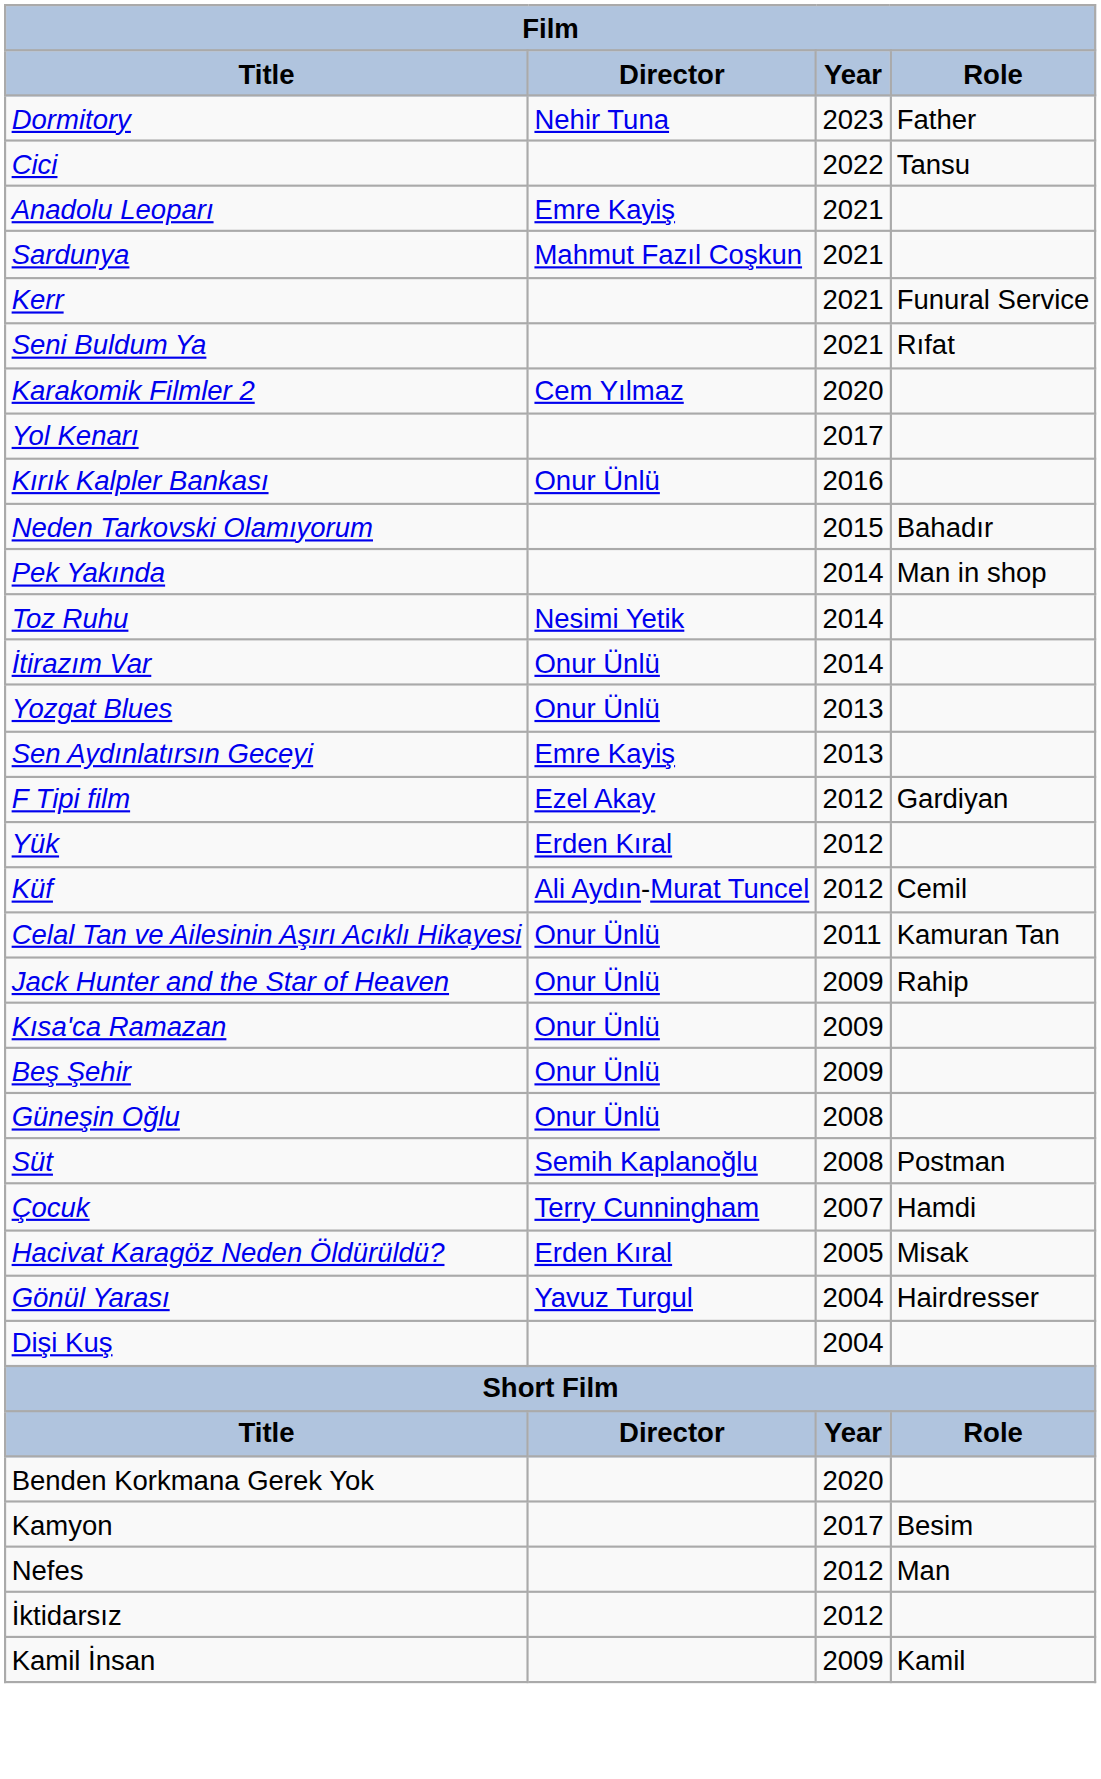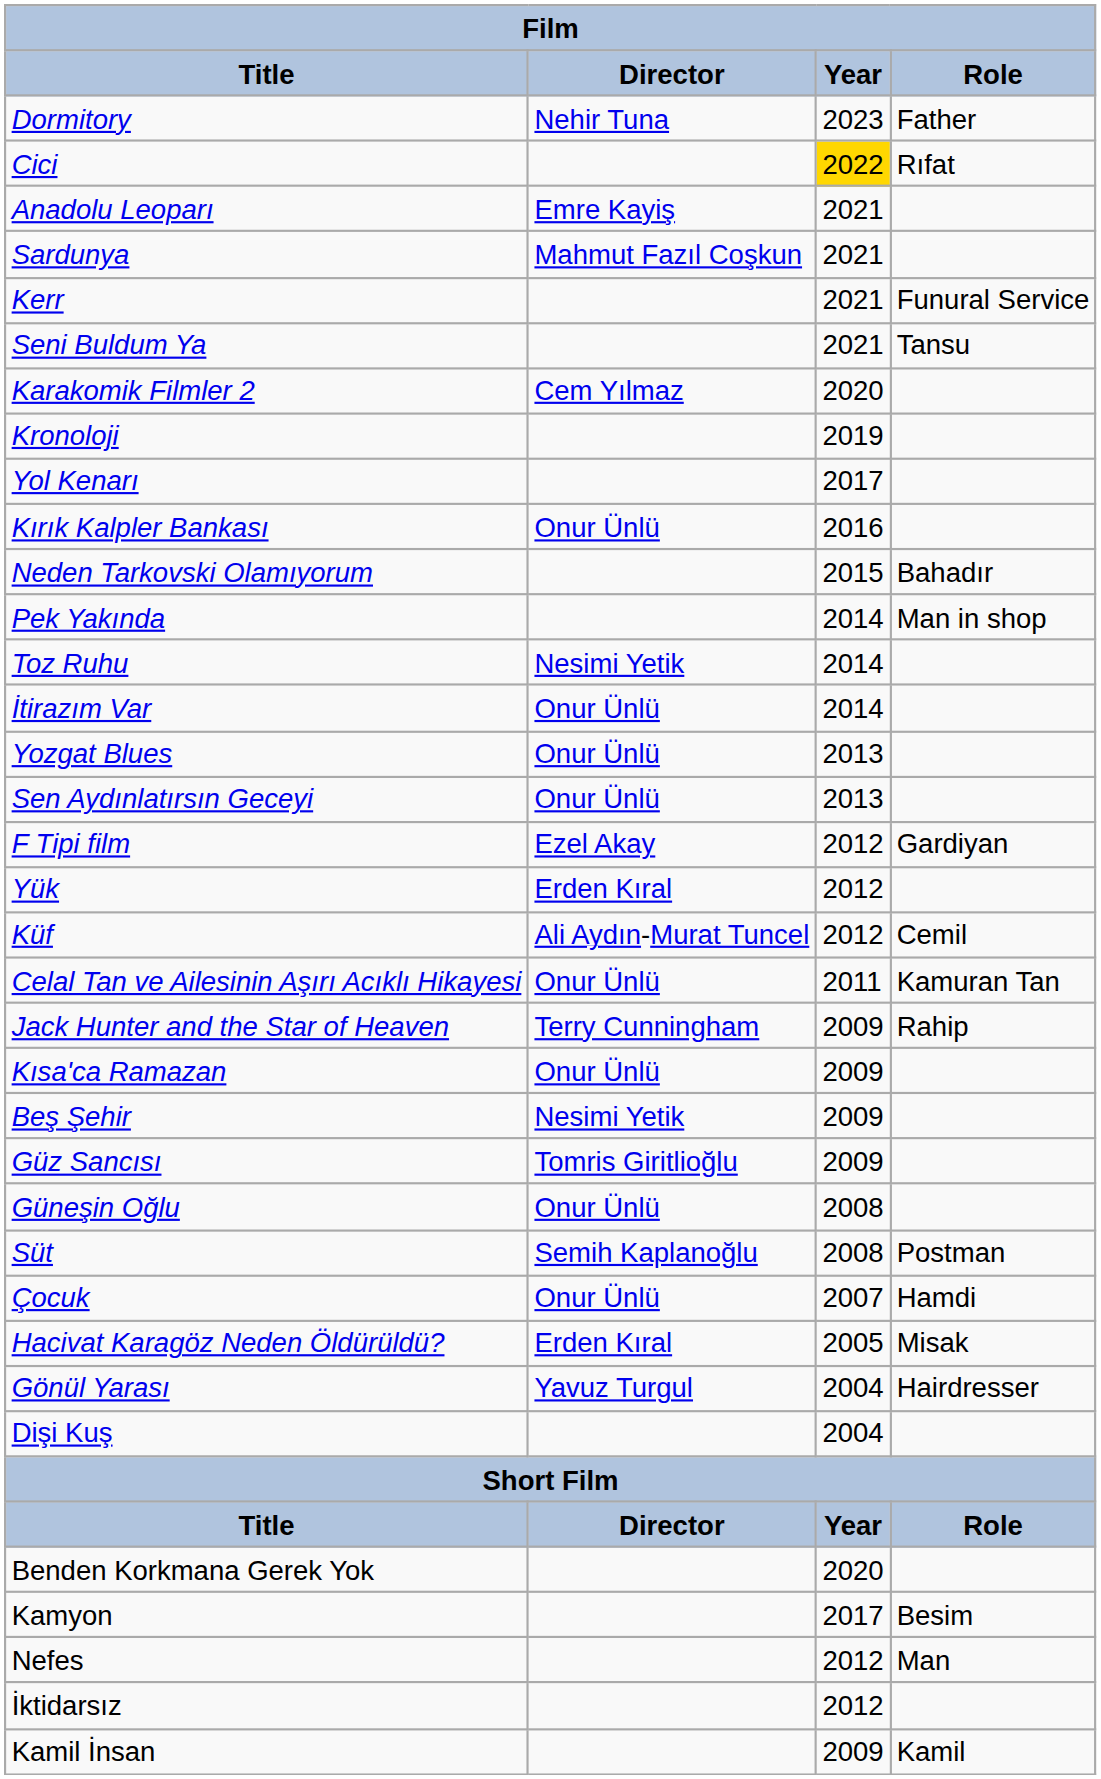(853, 164) no background -> (853, 164) gold background
(933, 164) Tansu -> (926, 164) Rıfat
(926, 345) Rıfat -> (933, 345) Tansu
+ row: (65, 436)
(605, 753) Emre Kayiş -> (597, 799) Onur Ünlü
(597, 980) Onur Ünlü -> (647, 1025) Terry Cunningham
(597, 1071) Onur Ünlü -> (609, 1116) Nesimi Yetik
+ row: (87, 1161)
(647, 1207) Terry Cunningham -> (597, 1297) Onur Ünlü
